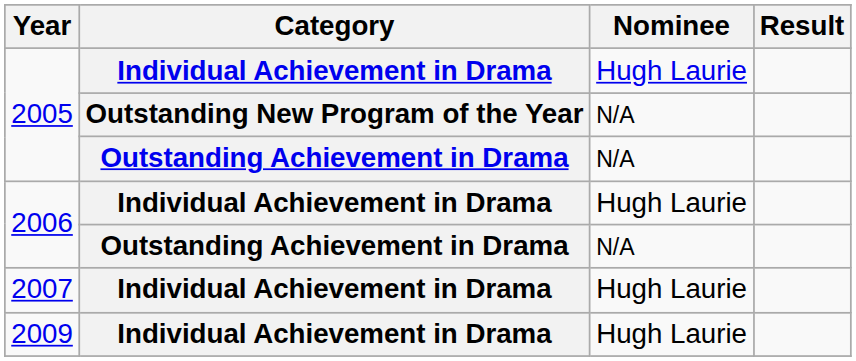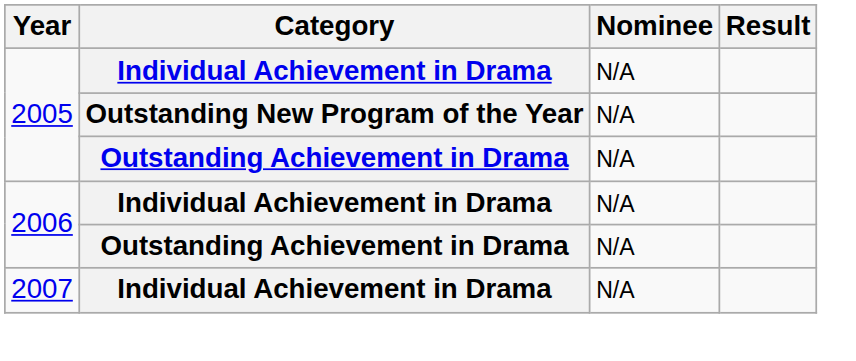(672, 70) Hugh Laurie -> (655, 71) N/A
(672, 202) Hugh Laurie -> (655, 202) N/A
(672, 289) Hugh Laurie -> (655, 290) N/A
- row: (42, 333)
